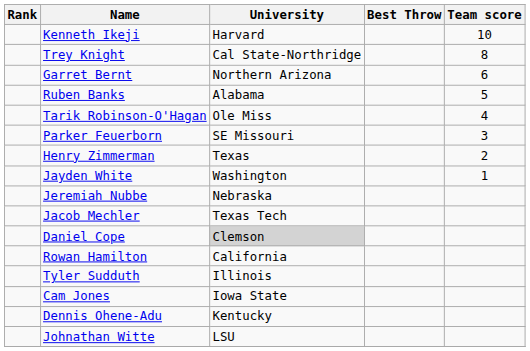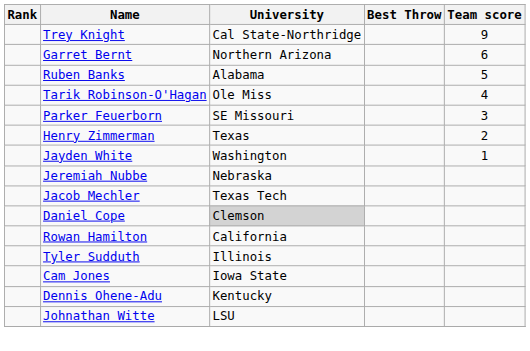- row: (91, 35)
(485, 55) 8 -> (485, 35) 9
